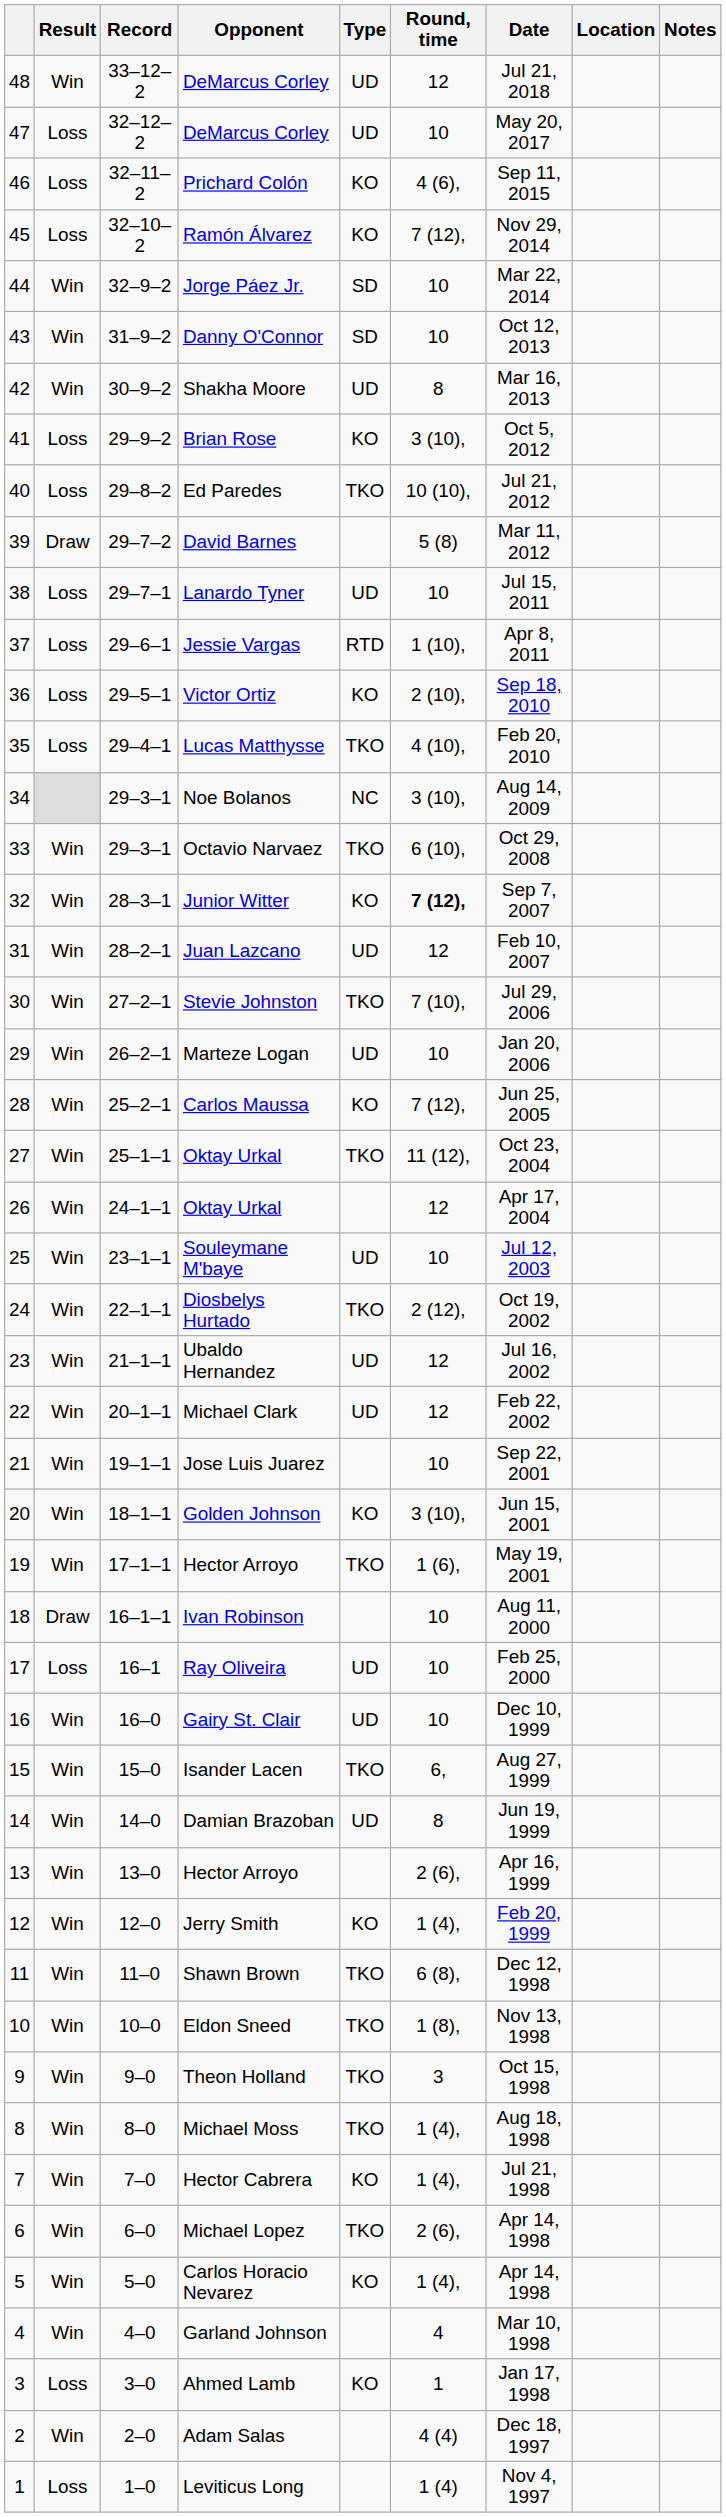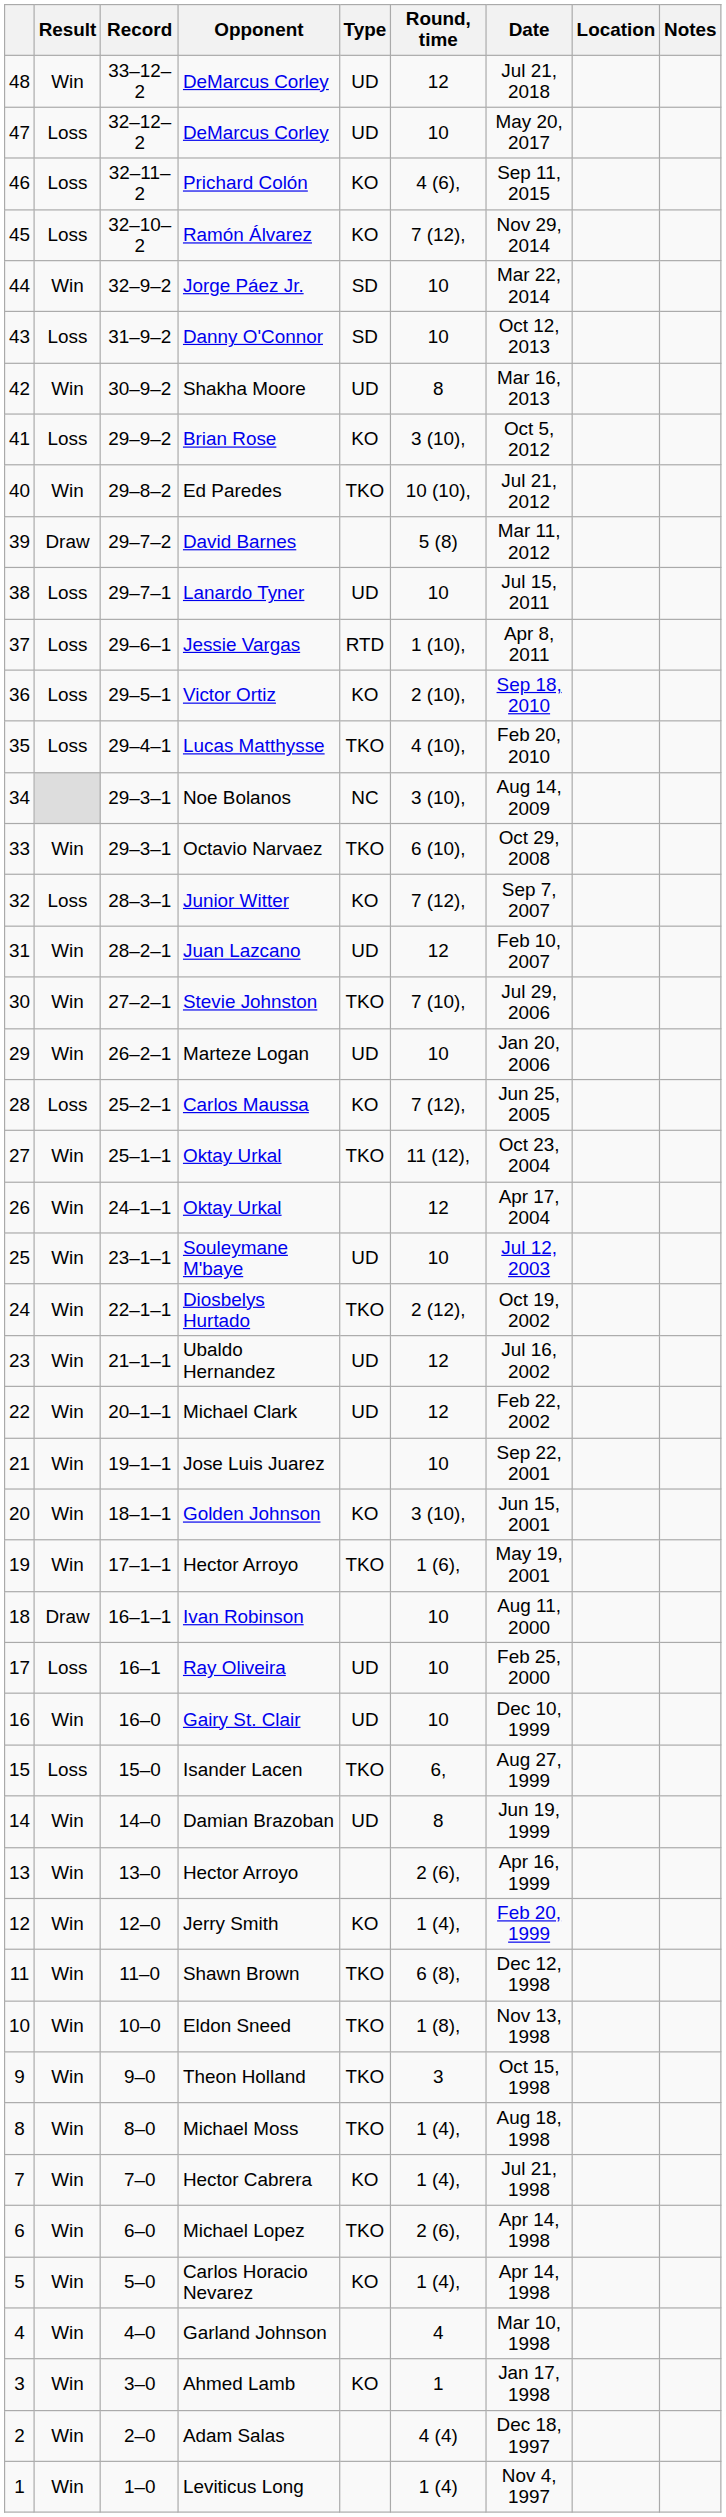(67, 337) Win -> (67, 337) Loss
(67, 490) Loss -> (67, 490) Win
(67, 900) Win -> (67, 900) Loss
(438, 900) bold -> (438, 900) normal
(67, 1104) Win -> (67, 1104) Loss
(67, 1770) Win -> (67, 1770) Loss
(67, 2384) Loss -> (67, 2384) Win
(67, 2486) Loss -> (67, 2486) Win
